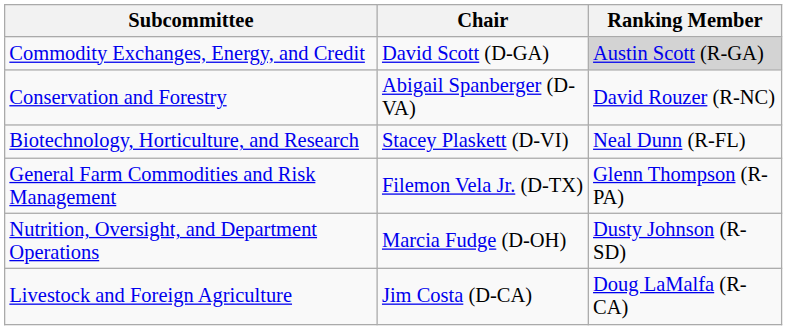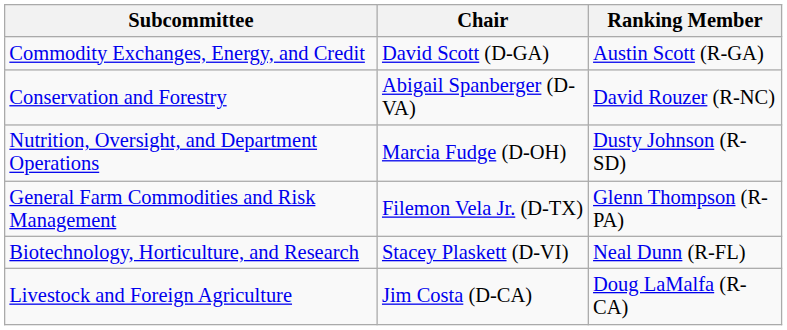(678, 53) lightgrey background -> (678, 53) no background
rows swapped: (163, 240) <-> (184, 141)
